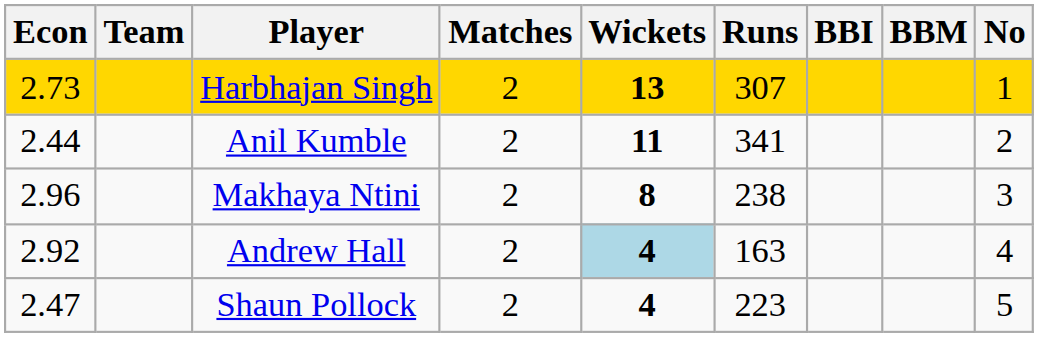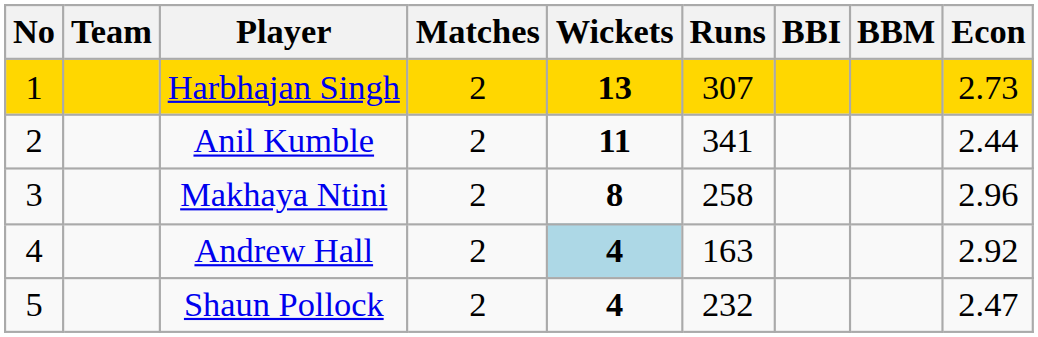columns swapped: (1005, 31) <-> (50, 31)
(760, 195) 238 -> (728, 195) 258
(760, 304) 223 -> (728, 304) 232
